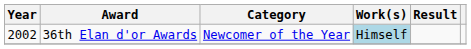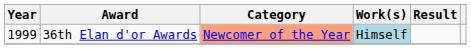(22, 34) 2002 -> (22, 34) 1999
(277, 34) no background -> (277, 34) lightsalmon background
